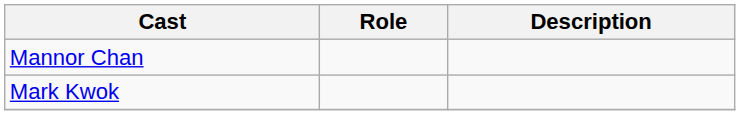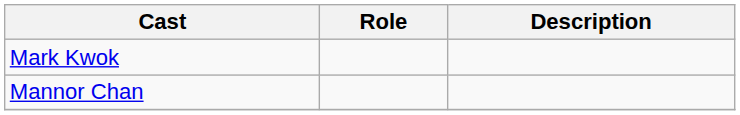rows swapped: (64, 92) <-> (77, 57)
